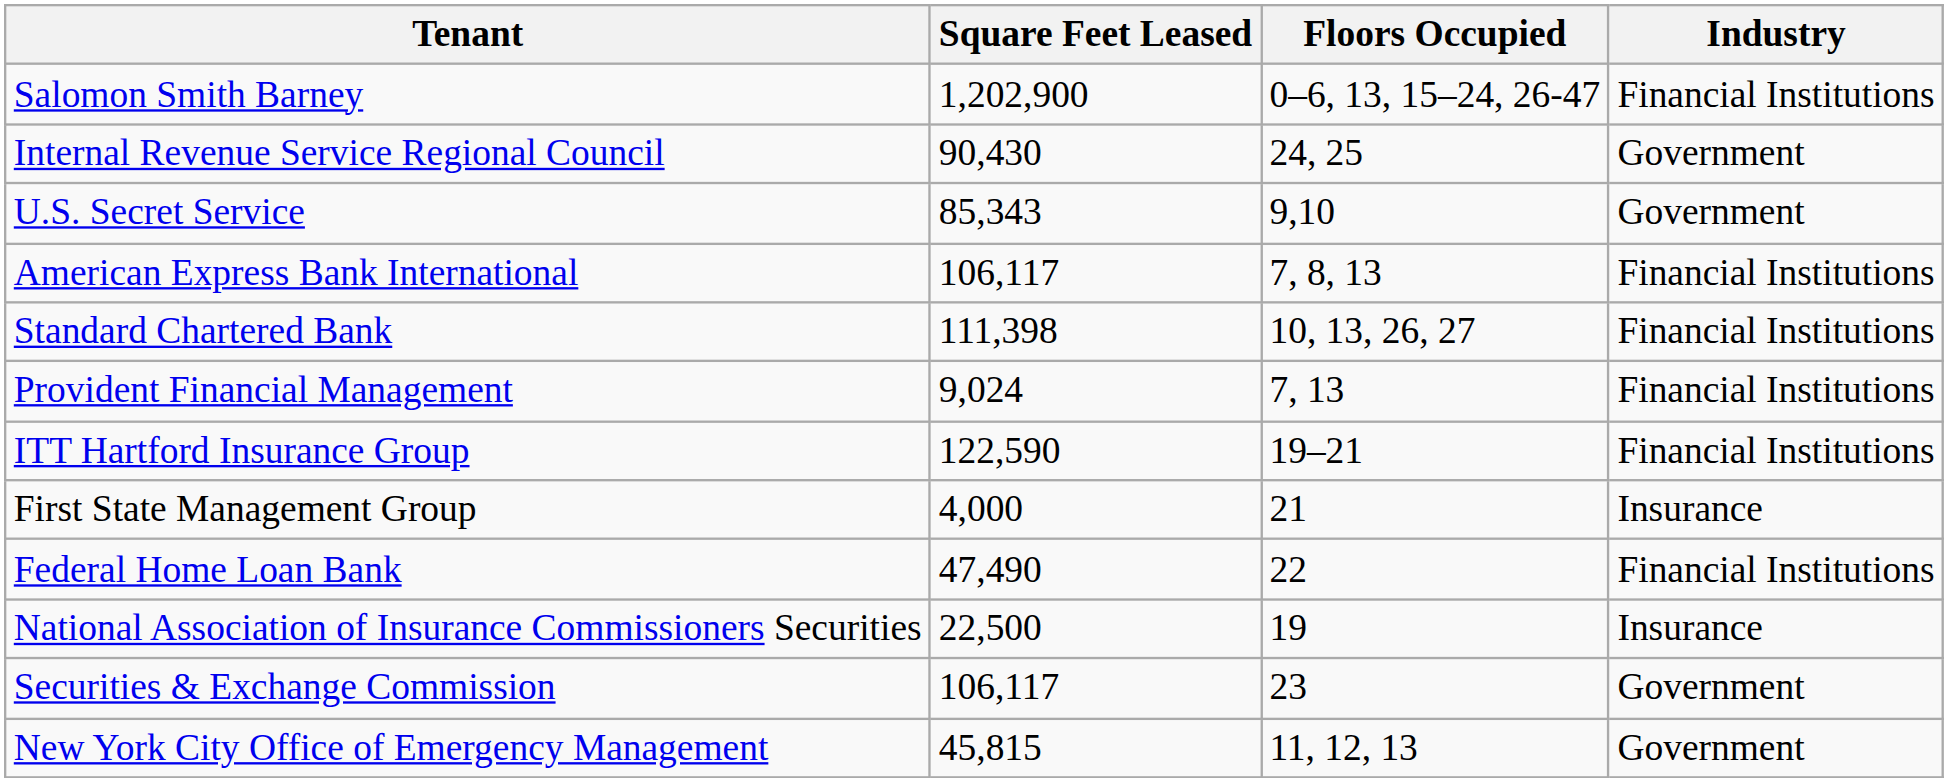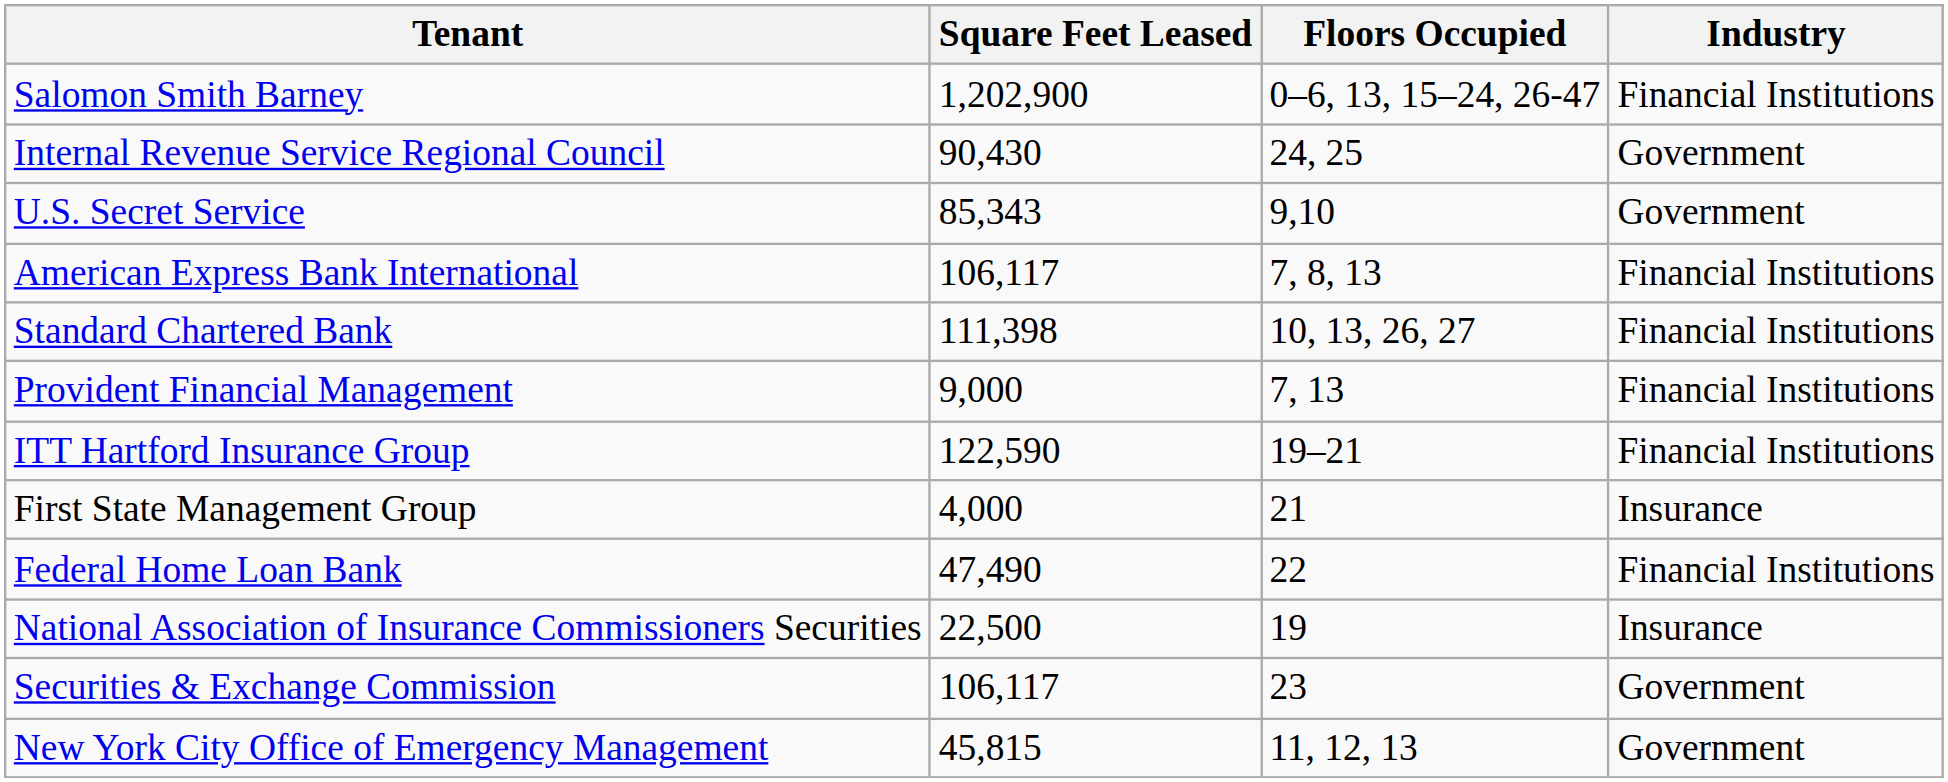(981, 390) 9,024 -> (981, 390) 9,000
